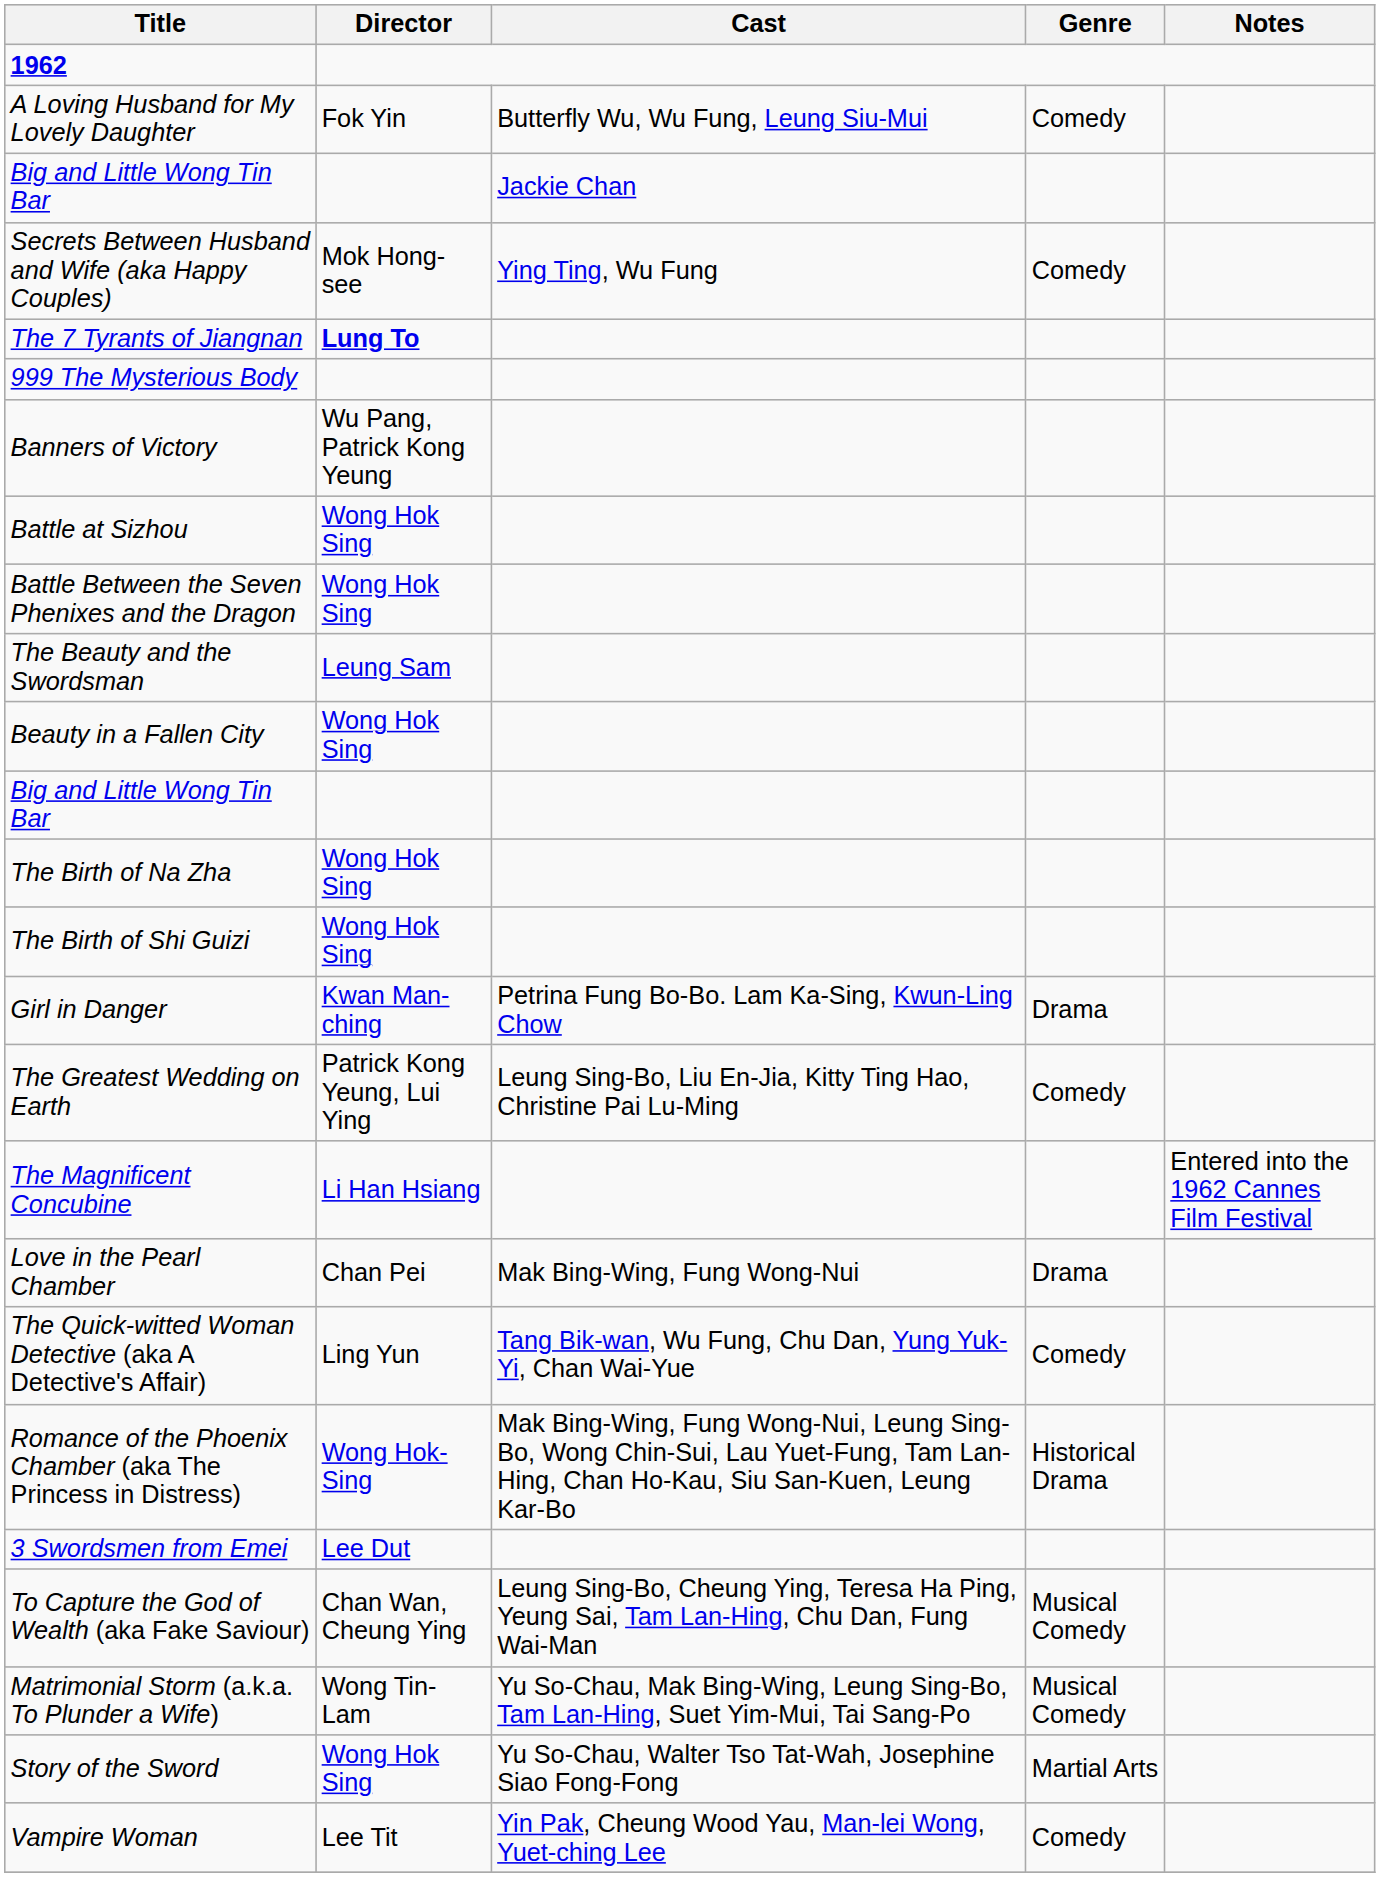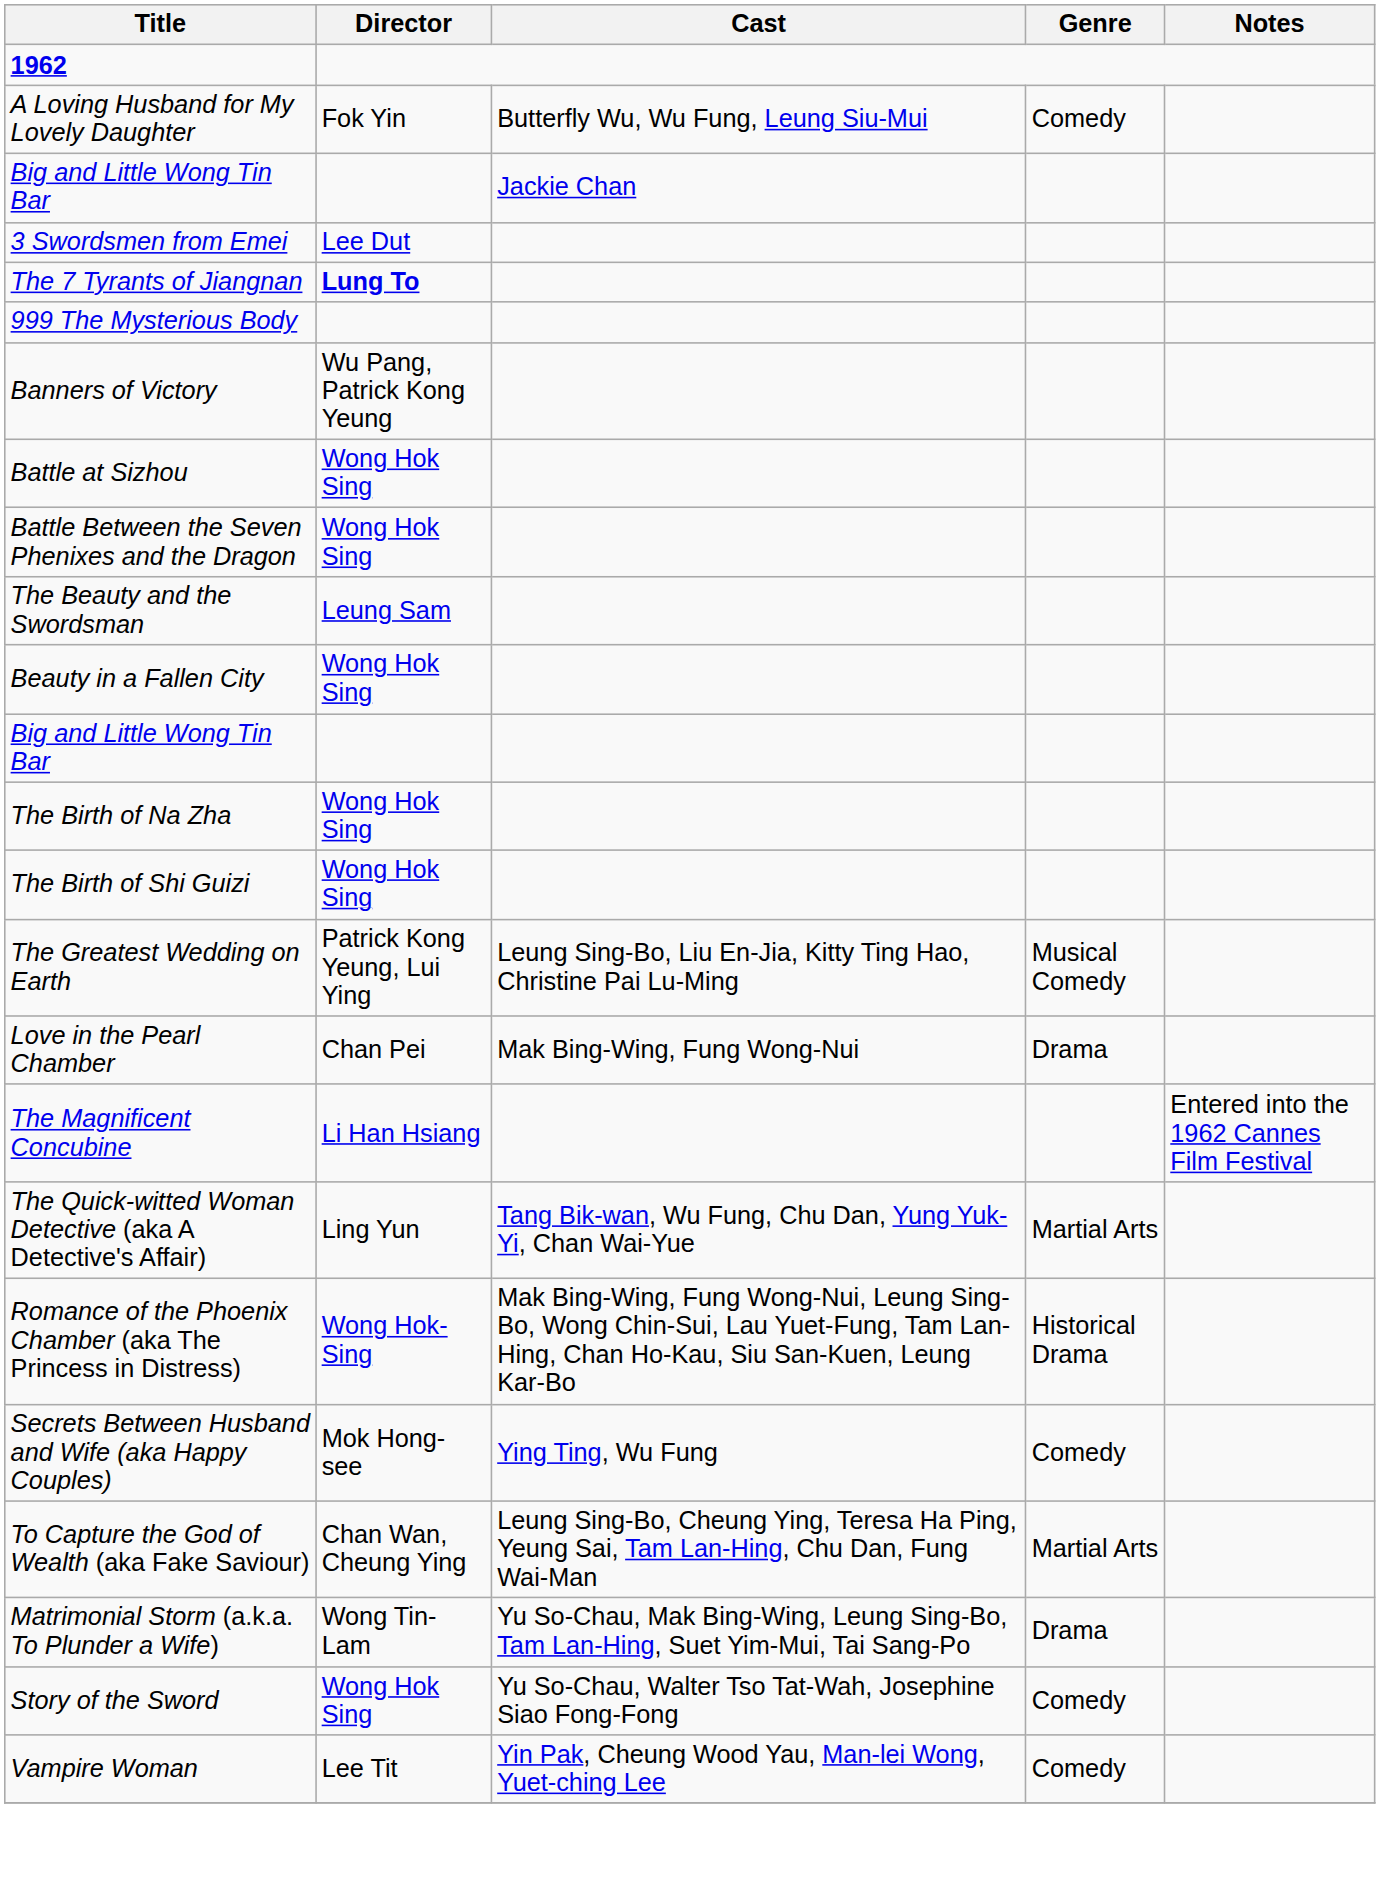rows swapped: (149, 1549) <-> (160, 270)
- row: (89, 1009)
(1079, 1092) Comedy -> (1079, 967) Musical Comedy
rows swapped: (105, 1272) <-> (101, 1189)
(1079, 1355) Comedy -> (1095, 1229) Martial Arts
(1079, 1617) Musical Comedy -> (1095, 1549) Martial Arts
(1079, 1700) Musical Comedy -> (1070, 1631) Drama
(1095, 1768) Martial Arts -> (1079, 1700) Comedy
